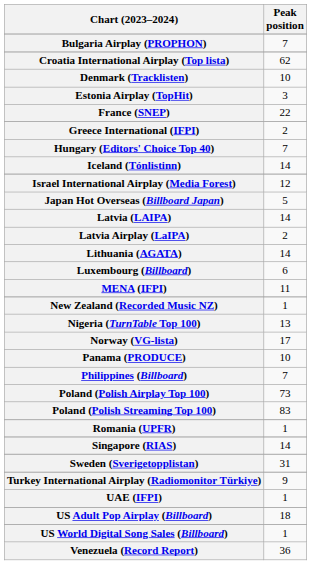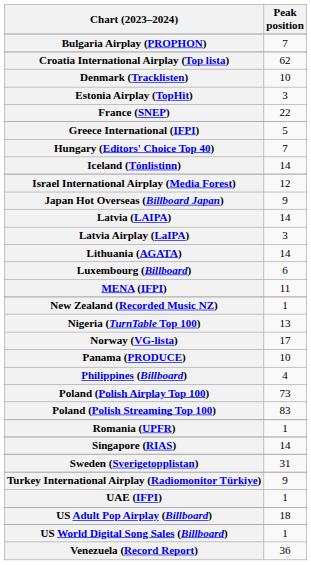(285, 130) 2 -> (285, 130) 5
(285, 200) 5 -> (285, 200) 9
(285, 235) 2 -> (285, 235) 3
(285, 375) 7 -> (285, 375) 4
